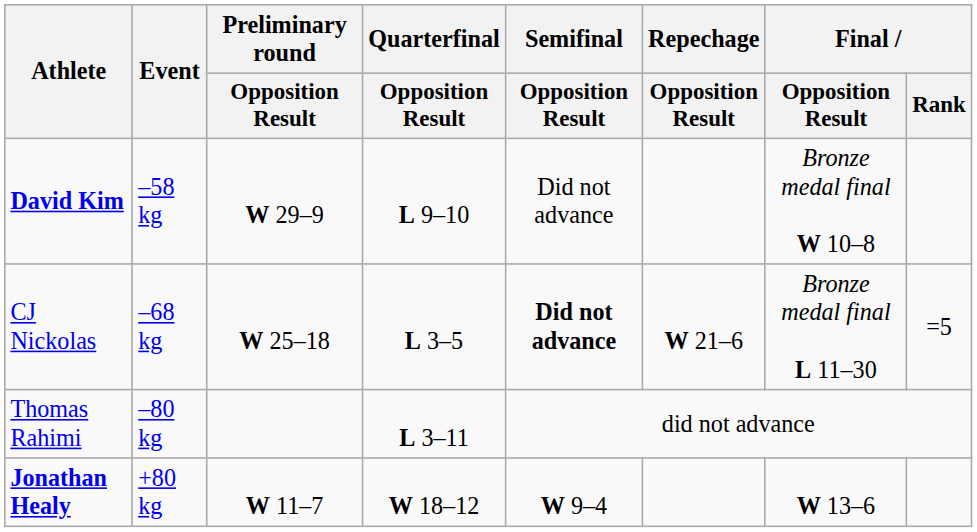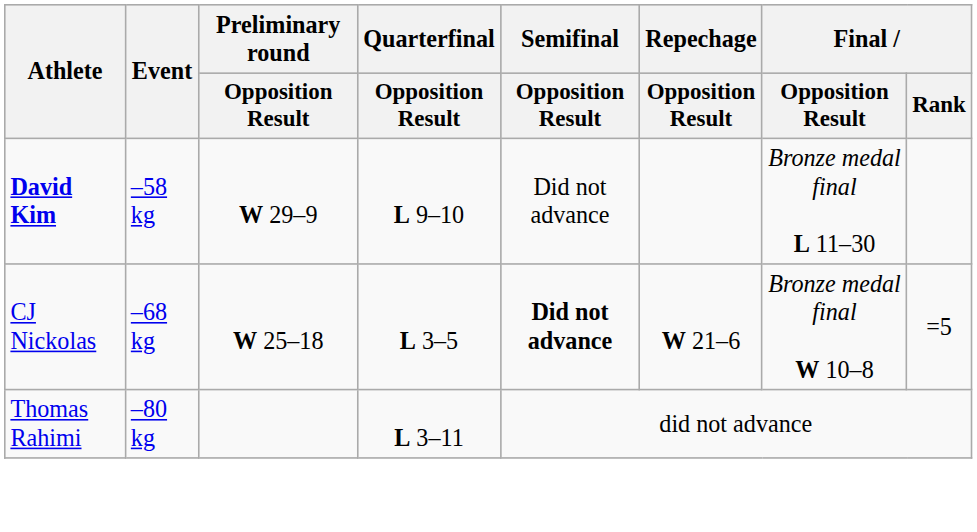(836, 200) Bronze medal final W 10–8 -> (835, 200) Bronze medal final L 11–30
(836, 326) Bronze medal final L 11–30 -> (835, 326) Bronze medal final W 10–8
- row: (59, 492)
